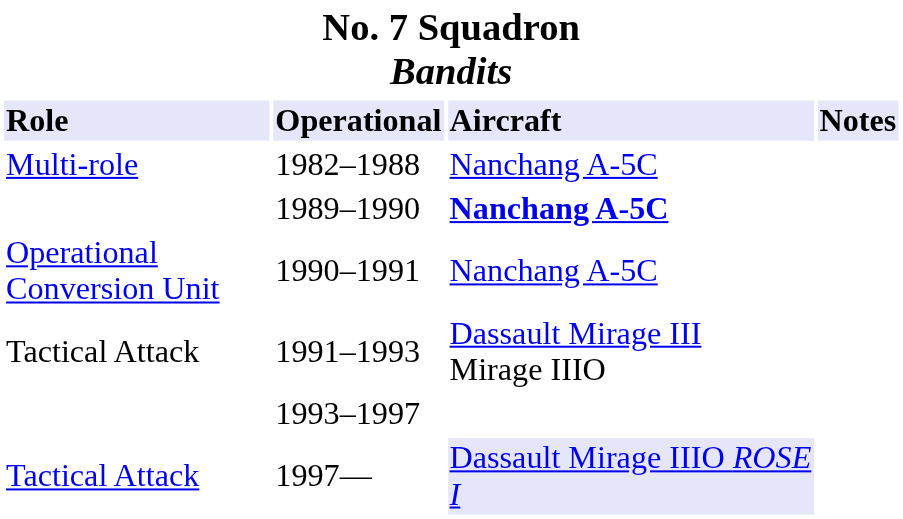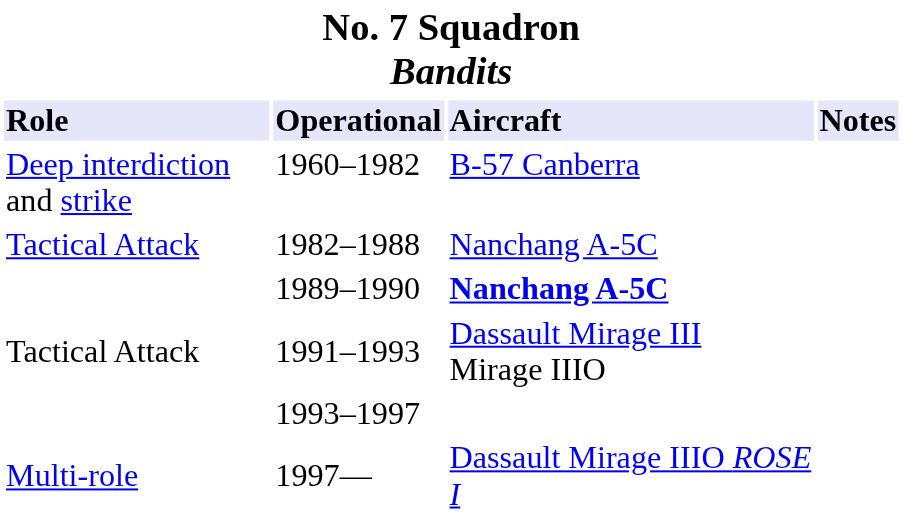+ row: (348, 164)
(72, 164) Multi-role -> (103, 244) Tactical Attack
- row: (348, 270)
(103, 475) Tactical Attack -> (72, 475) Multi-role
(630, 475) lavender background -> (630, 475) no background
